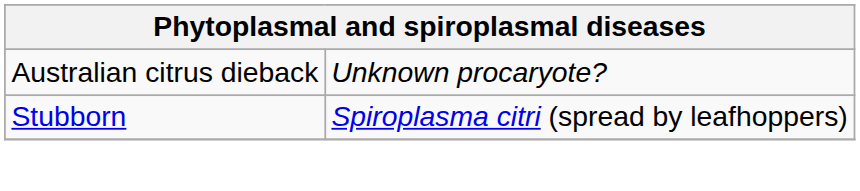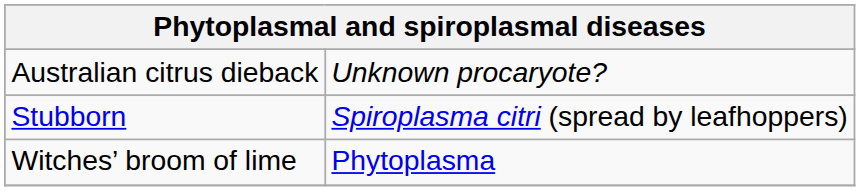+ row: (154, 161)
